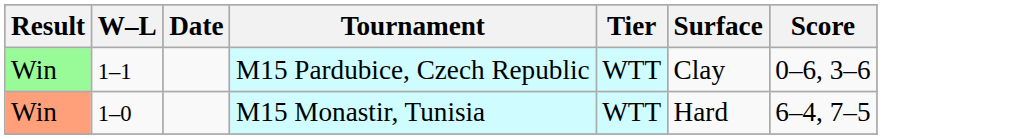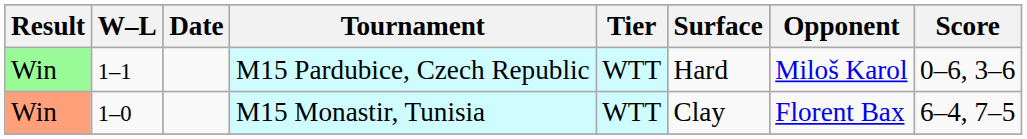+ column: (841, 26)
(699, 69) Clay -> (701, 69) Hard
(701, 112) Hard -> (699, 112) Clay
